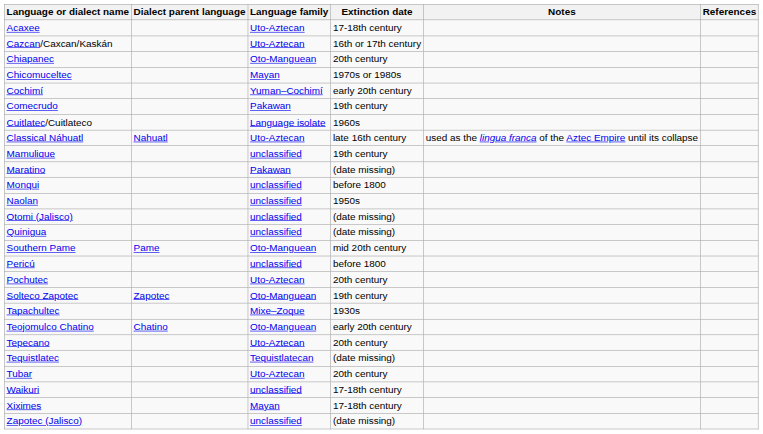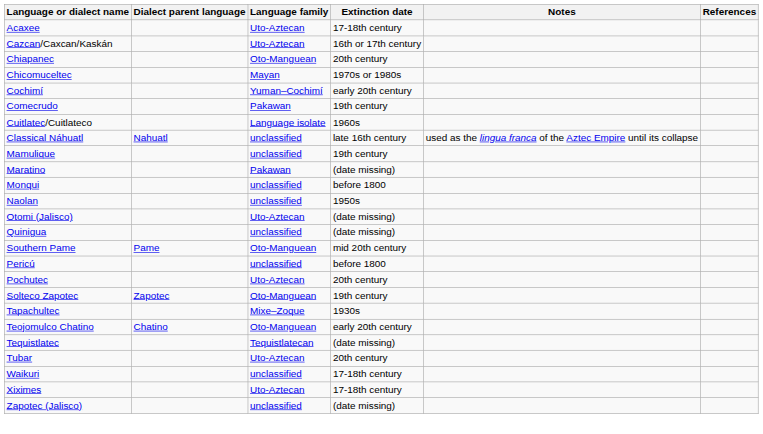(277, 138) Uto-Aztecan -> (276, 138) unclassified
(276, 216) unclassified -> (277, 216) Uto-Aztecan
- row: (28, 342)
(265, 405) Mayan -> (277, 389) Uto-Aztecan
